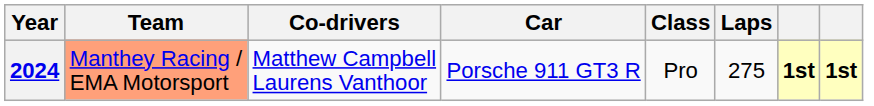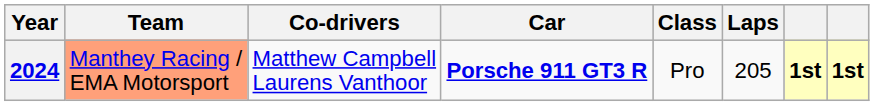(544, 70) normal -> (547, 70) bold
(746, 70) 275 -> (753, 70) 205
